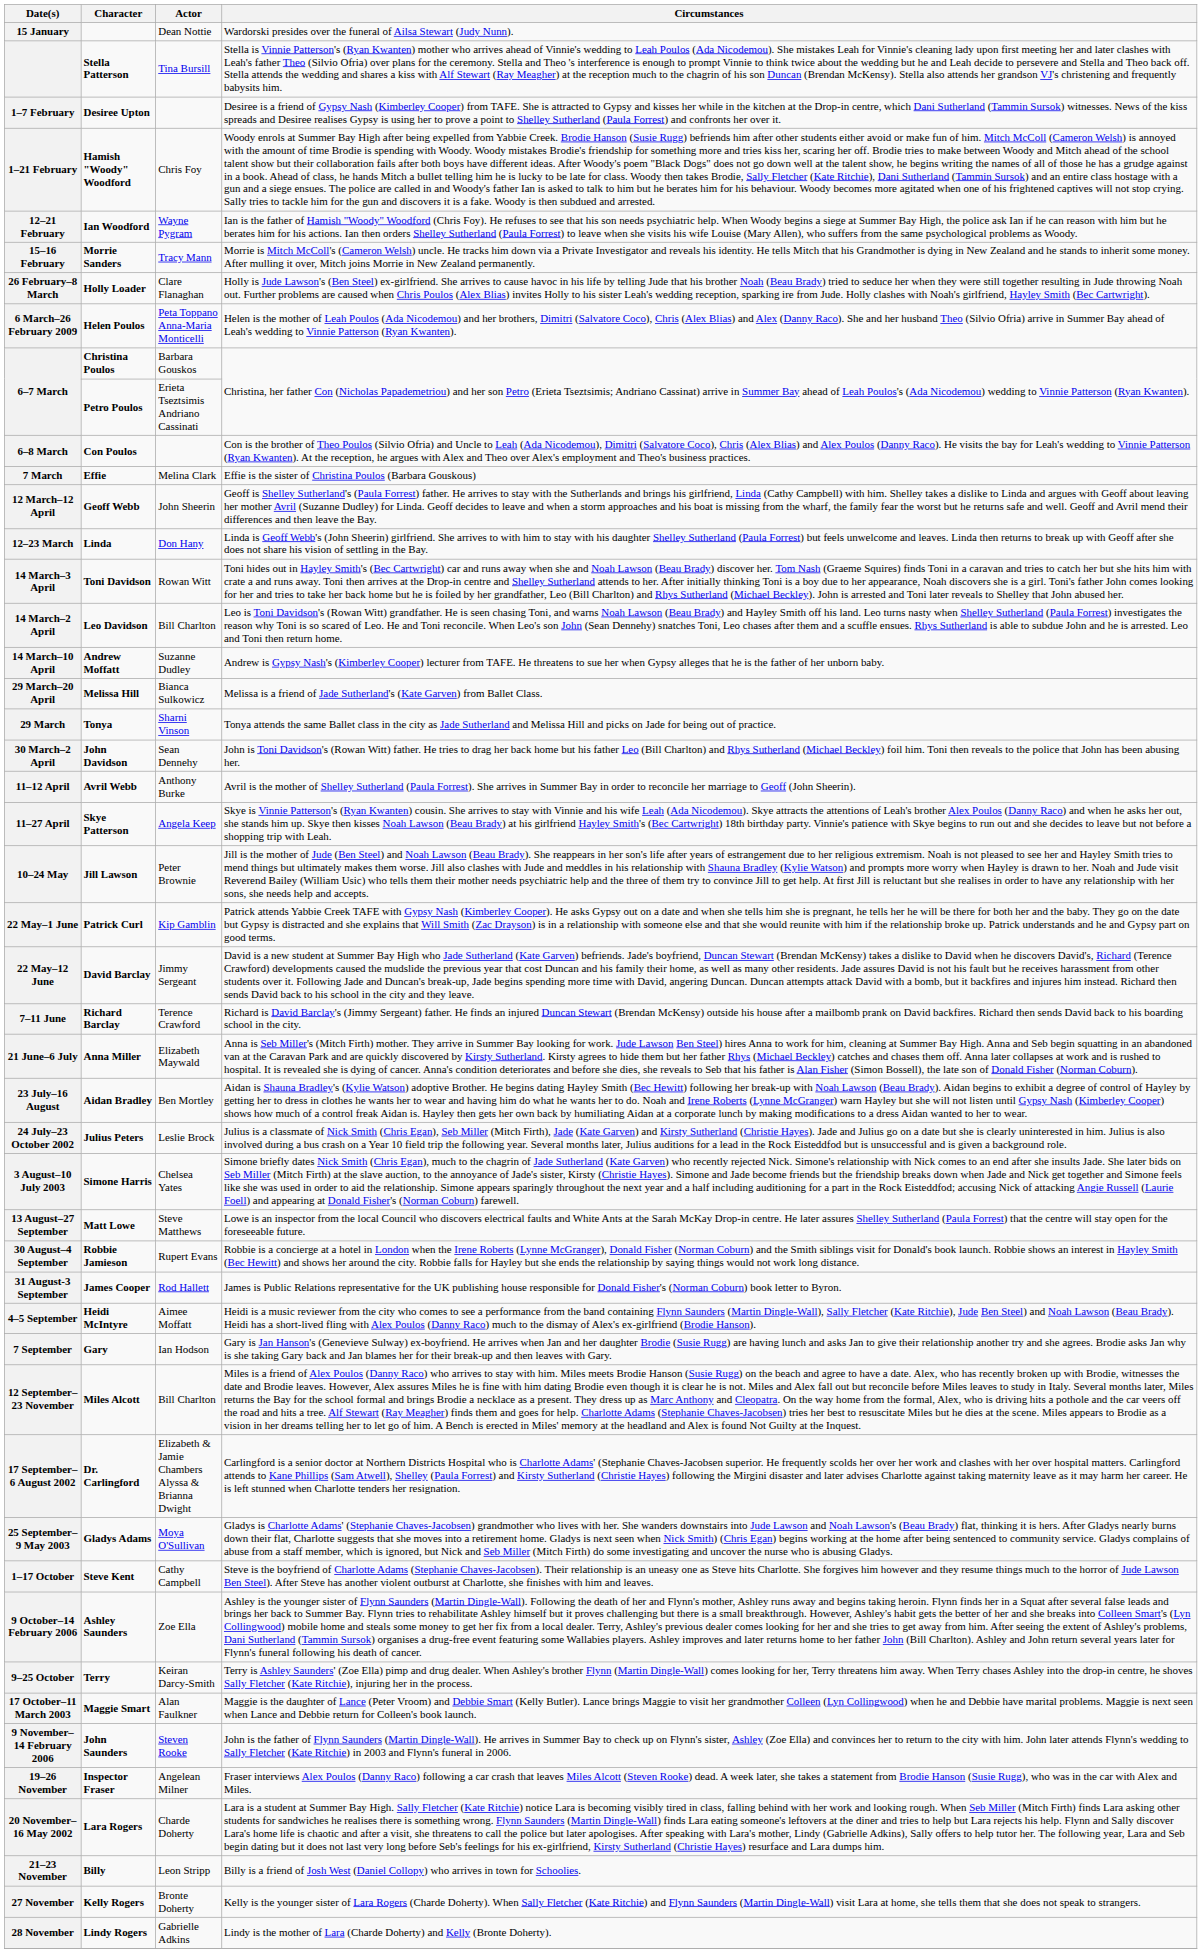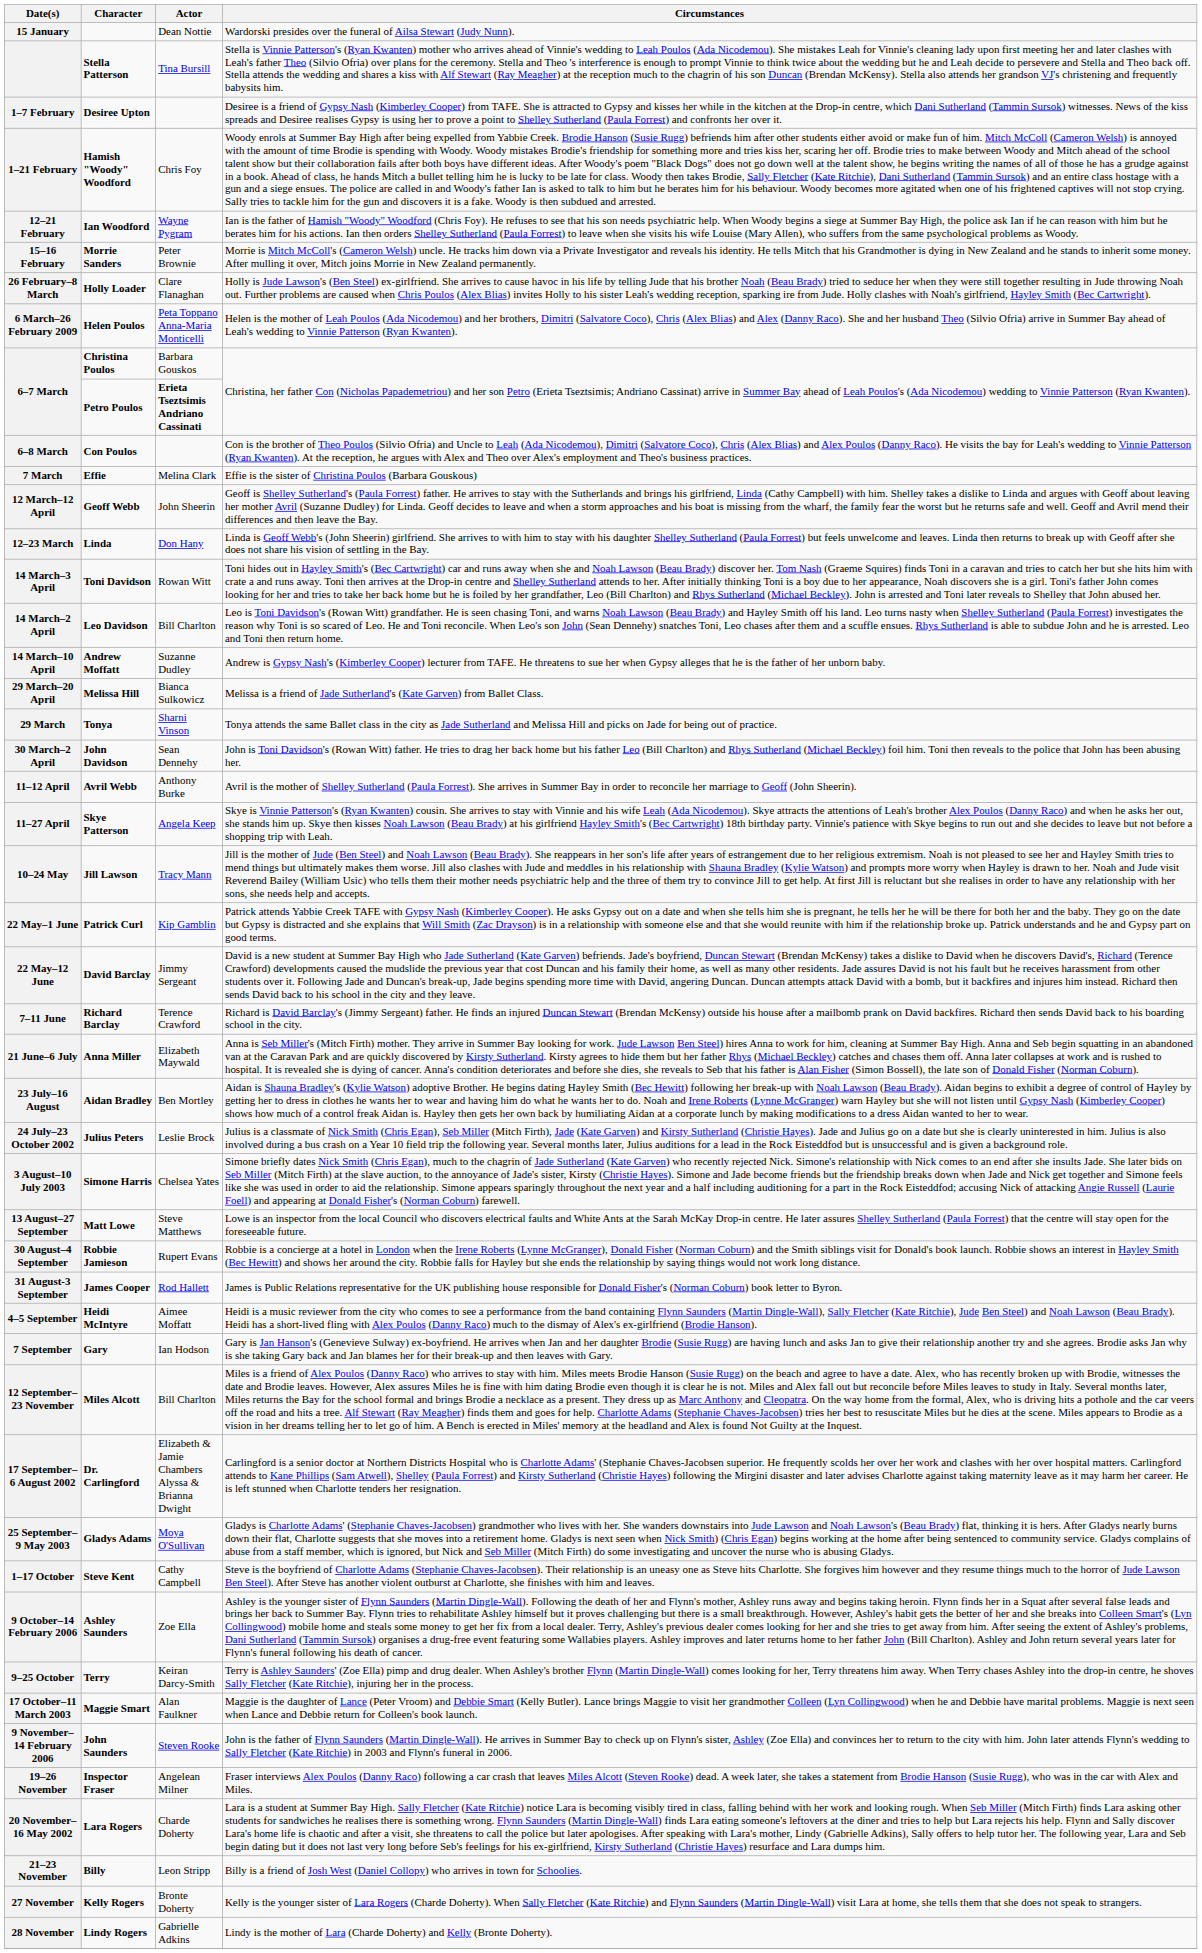(185, 257) Tracy Mann -> (177, 257) Peter Brownie
(181, 407) normal -> (182, 407) bold
(177, 874) Peter Brownie -> (185, 874) Tracy Mann
